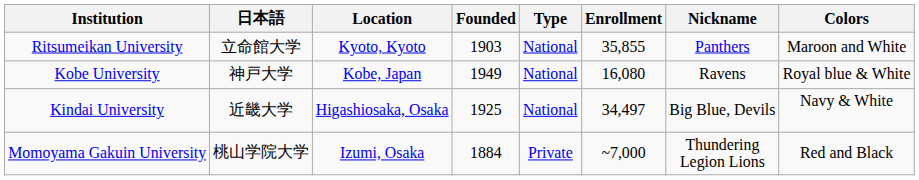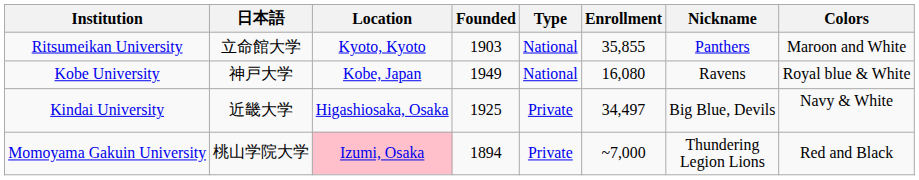(550, 110) National -> (550, 110) Private
(382, 153) no background -> (382, 153) pink background
(486, 153) 1884 -> (486, 153) 1894
